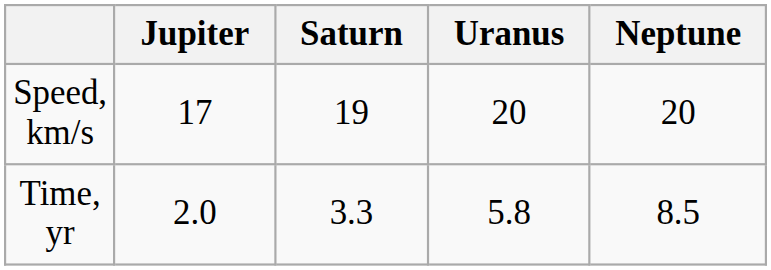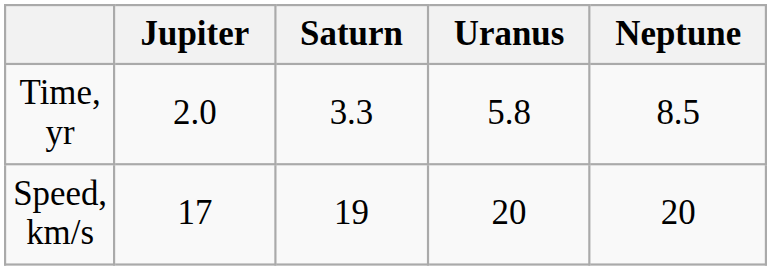rows swapped: (60, 213) <-> (60, 113)
